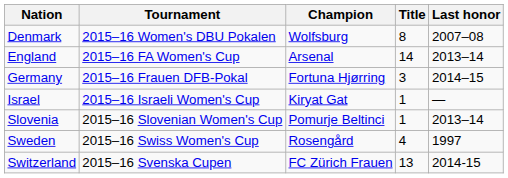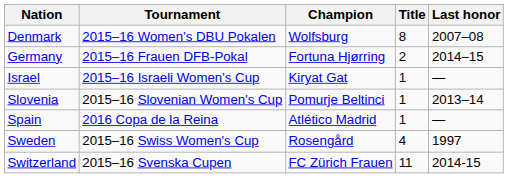- row: (32, 57)
(402, 78) 3 -> (402, 57) 2
+ row: (24, 120)
(406, 162) 13 -> (406, 162) 11
